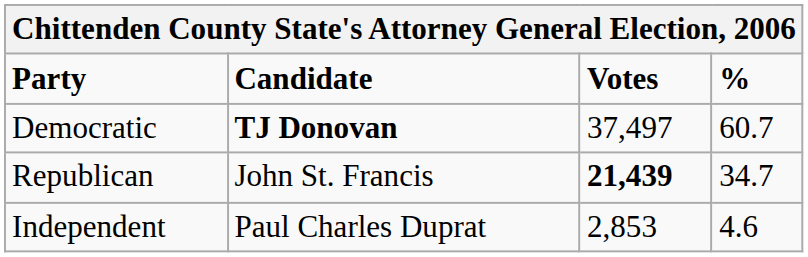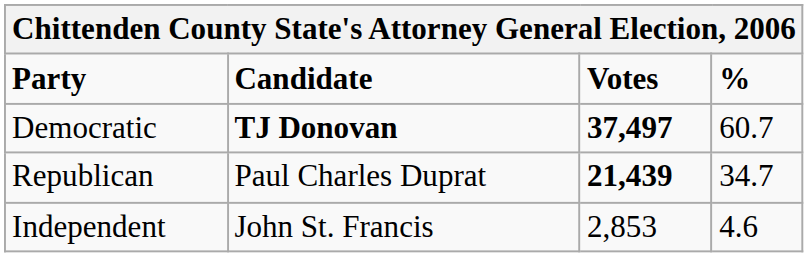(630, 127) normal -> (630, 127) bold
(334, 176) John St. Francis -> (360, 176) Paul Charles Duprat
(360, 226) Paul Charles Duprat -> (334, 226) John St. Francis
